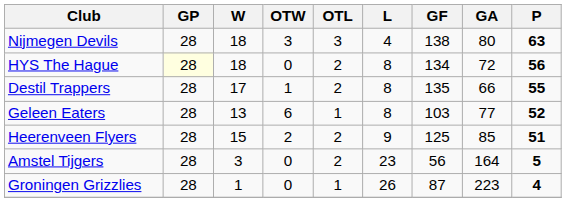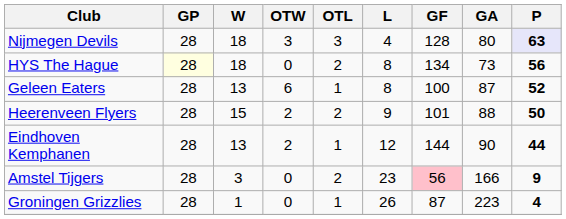(437, 40) 138 -> (437, 40) 128
(537, 40) no background -> (537, 40) lavender background
(487, 64) 72 -> (487, 64) 73
- row: (59, 88)
(437, 112) 103 -> (437, 88) 100
(487, 112) 77 -> (487, 88) 87
(437, 137) 125 -> (437, 112) 101
(487, 137) 85 -> (487, 112) 88
(537, 137) 51 -> (537, 112) 50
+ row: (49, 145)
(437, 161) no background -> (437, 178) pink background
(487, 161) 164 -> (487, 178) 166
(537, 161) 5 -> (537, 178) 9
